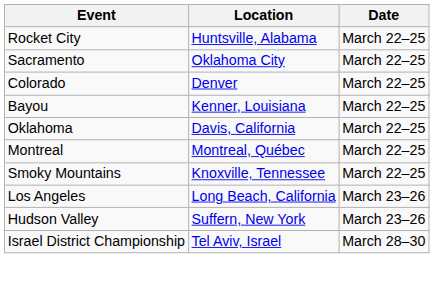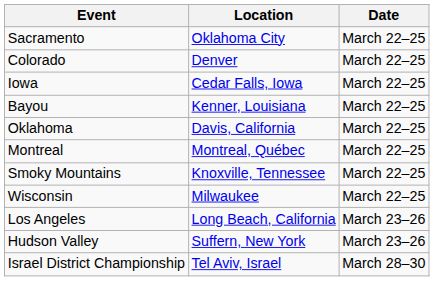- row: (44, 38)
+ row: (23, 83)
+ row: (40, 196)
